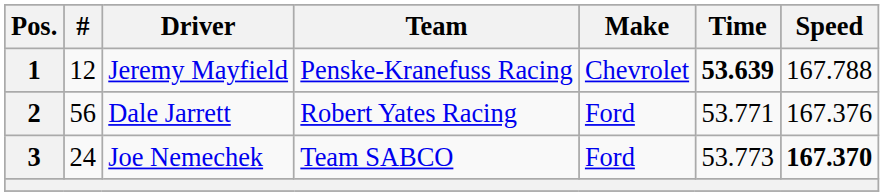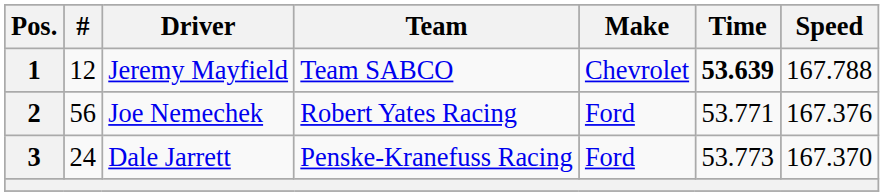(436, 70) Penske-Kranefuss Racing -> (377, 70) Team SABCO
(170, 113) Dale Jarrett -> (186, 113) Joe Nemechek
(186, 157) Joe Nemechek -> (170, 157) Dale Jarrett
(377, 157) Team SABCO -> (436, 157) Penske-Kranefuss Racing
(829, 157) bold -> (829, 157) normal
